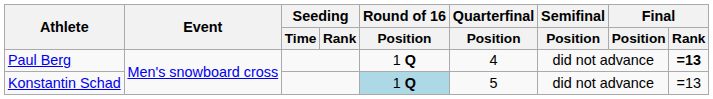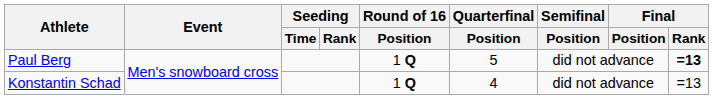(494, 60) 4 -> (494, 60) 5
(404, 83) lightblue background -> (404, 83) no background
(494, 83) 5 -> (494, 83) 4
